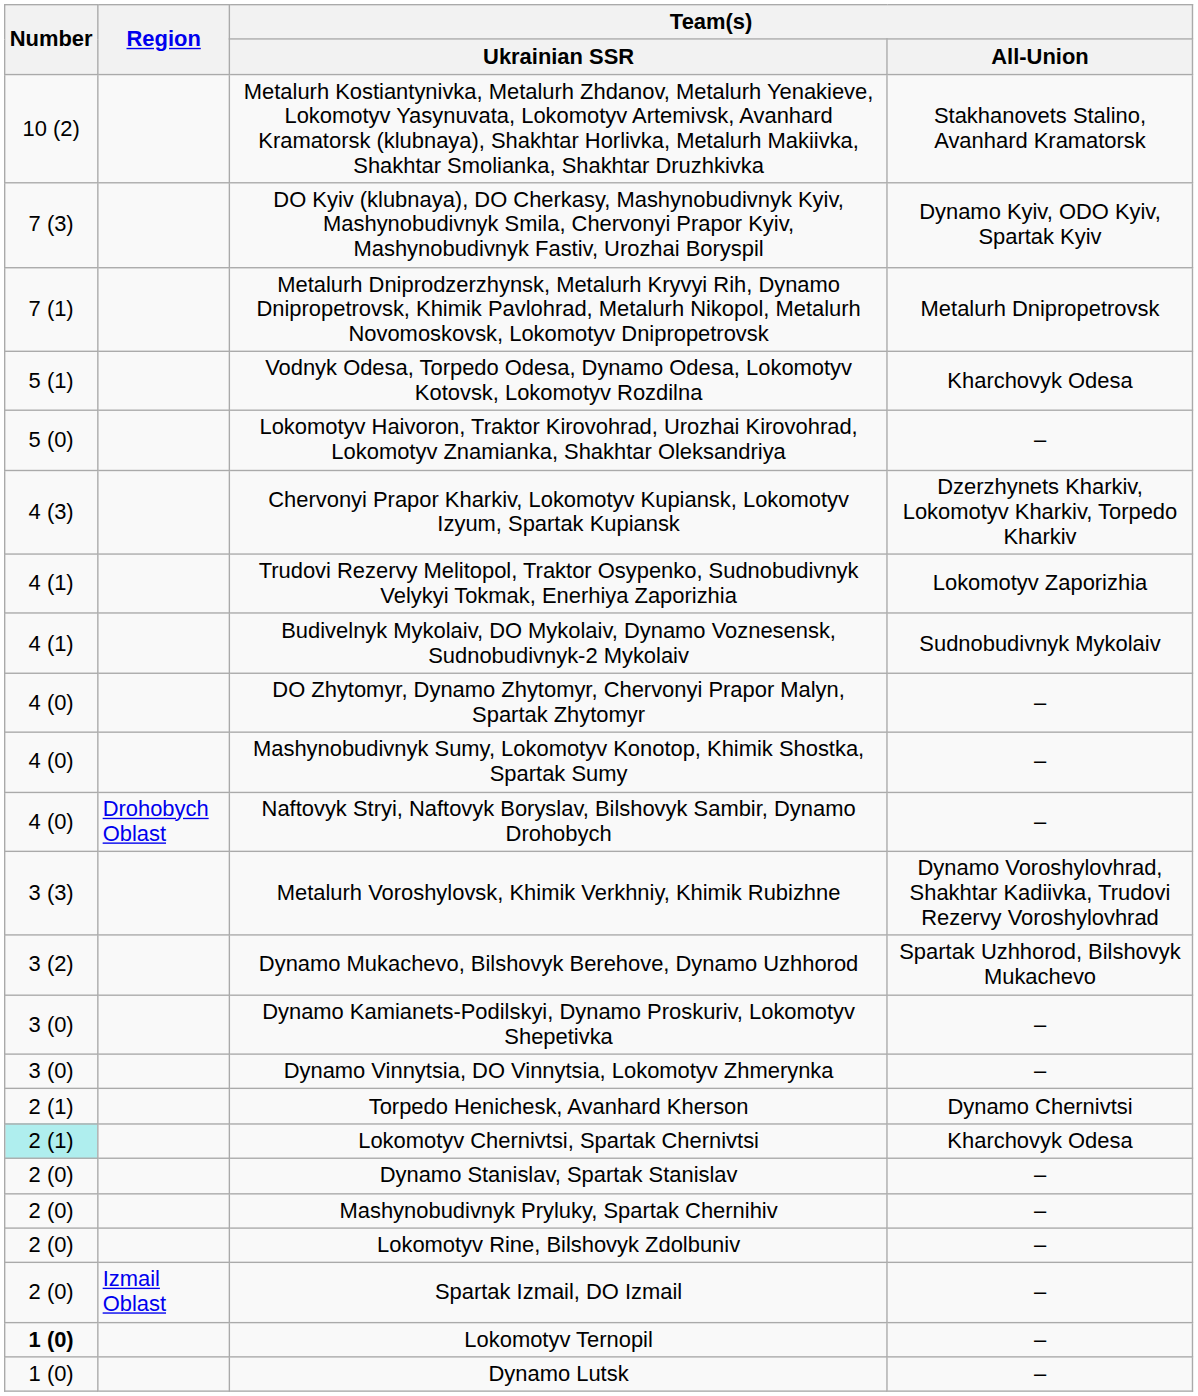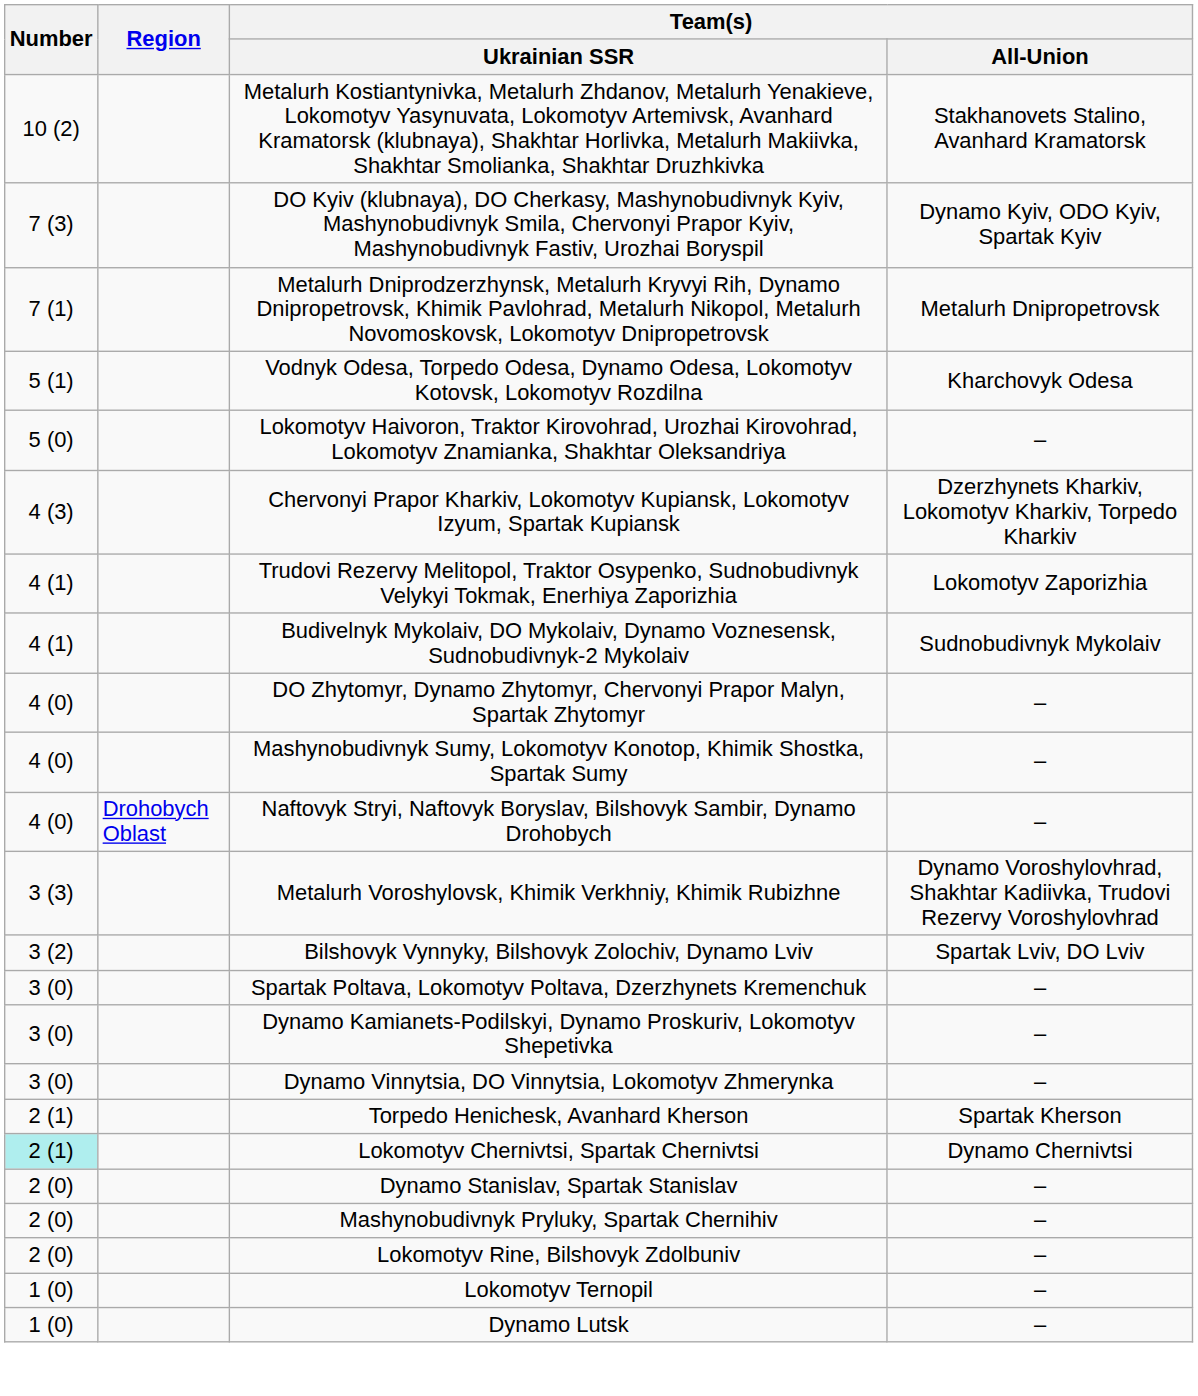- row: (559, 964)
+ row: (559, 952)
+ row: (559, 987)
(1040, 1106) Dynamo Chernivtsi -> (1040, 1116) Spartak Kherson
(1040, 1140) Kharchovyk Odesa -> (1040, 1150) Dynamo Chernivtsi
- row: (559, 1292)
(51, 1339) bold -> (51, 1289) normal
